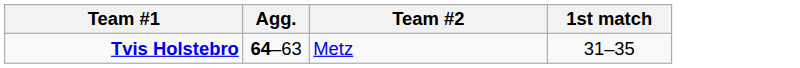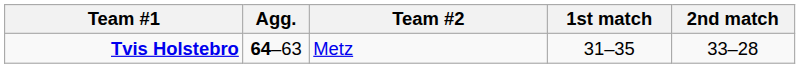+ column: (733, 19)
